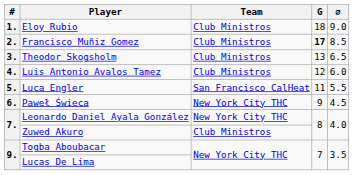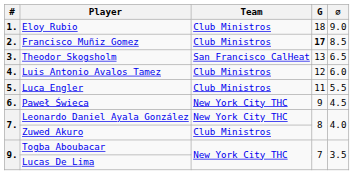(232, 57) Club Ministros -> (252, 57) San Francisco CalHeat
(252, 87) San Francisco CalHeat -> (232, 87) Club Ministros
